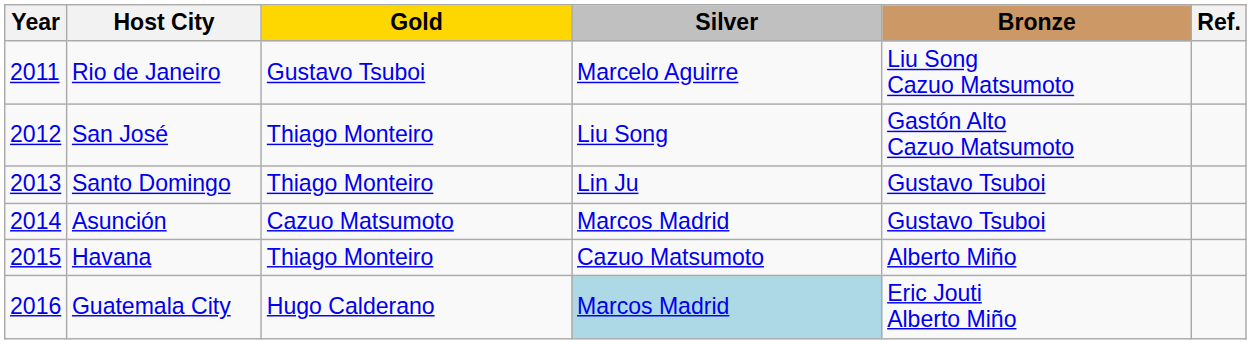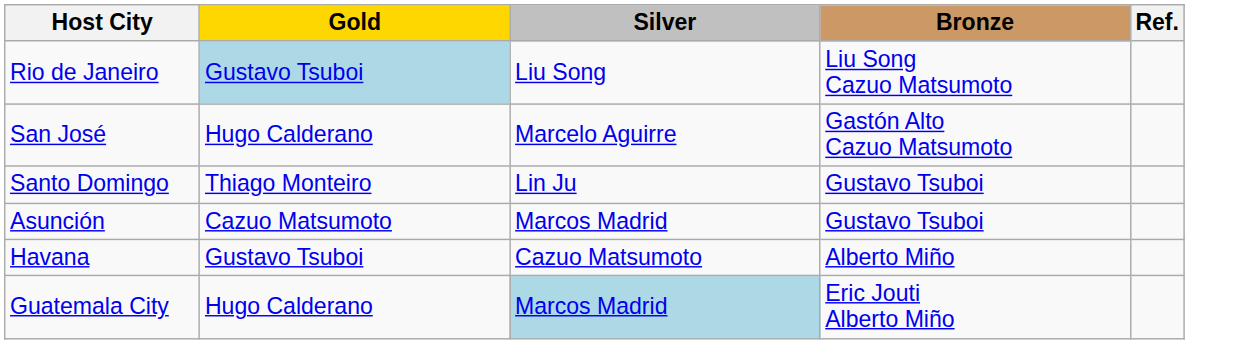- column: (36, 22)
(346, 72) no background -> (284, 72) lightblue background
(658, 72) Marcelo Aguirre -> (561, 72) Liu Song
(350, 134) Thiago Monteiro -> (289, 134) Hugo Calderano
(622, 134) Liu Song -> (596, 134) Marcelo Aguirre
(350, 257) Thiago Monteiro -> (284, 257) Gustavo Tsuboi
